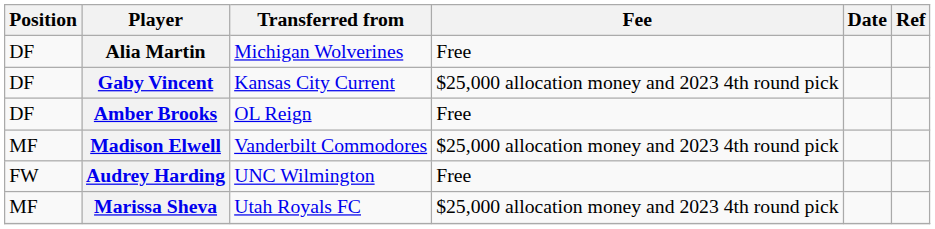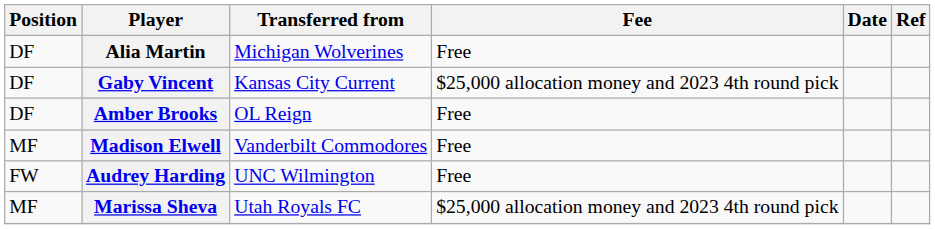(637, 144) $25,000 allocation money and 2023 4th round pick -> (454, 144) Free
